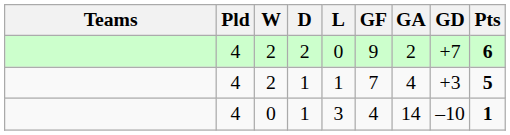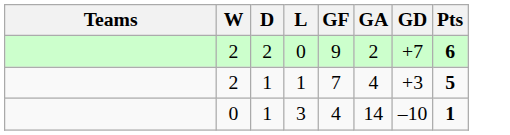- column: (235, 20)
